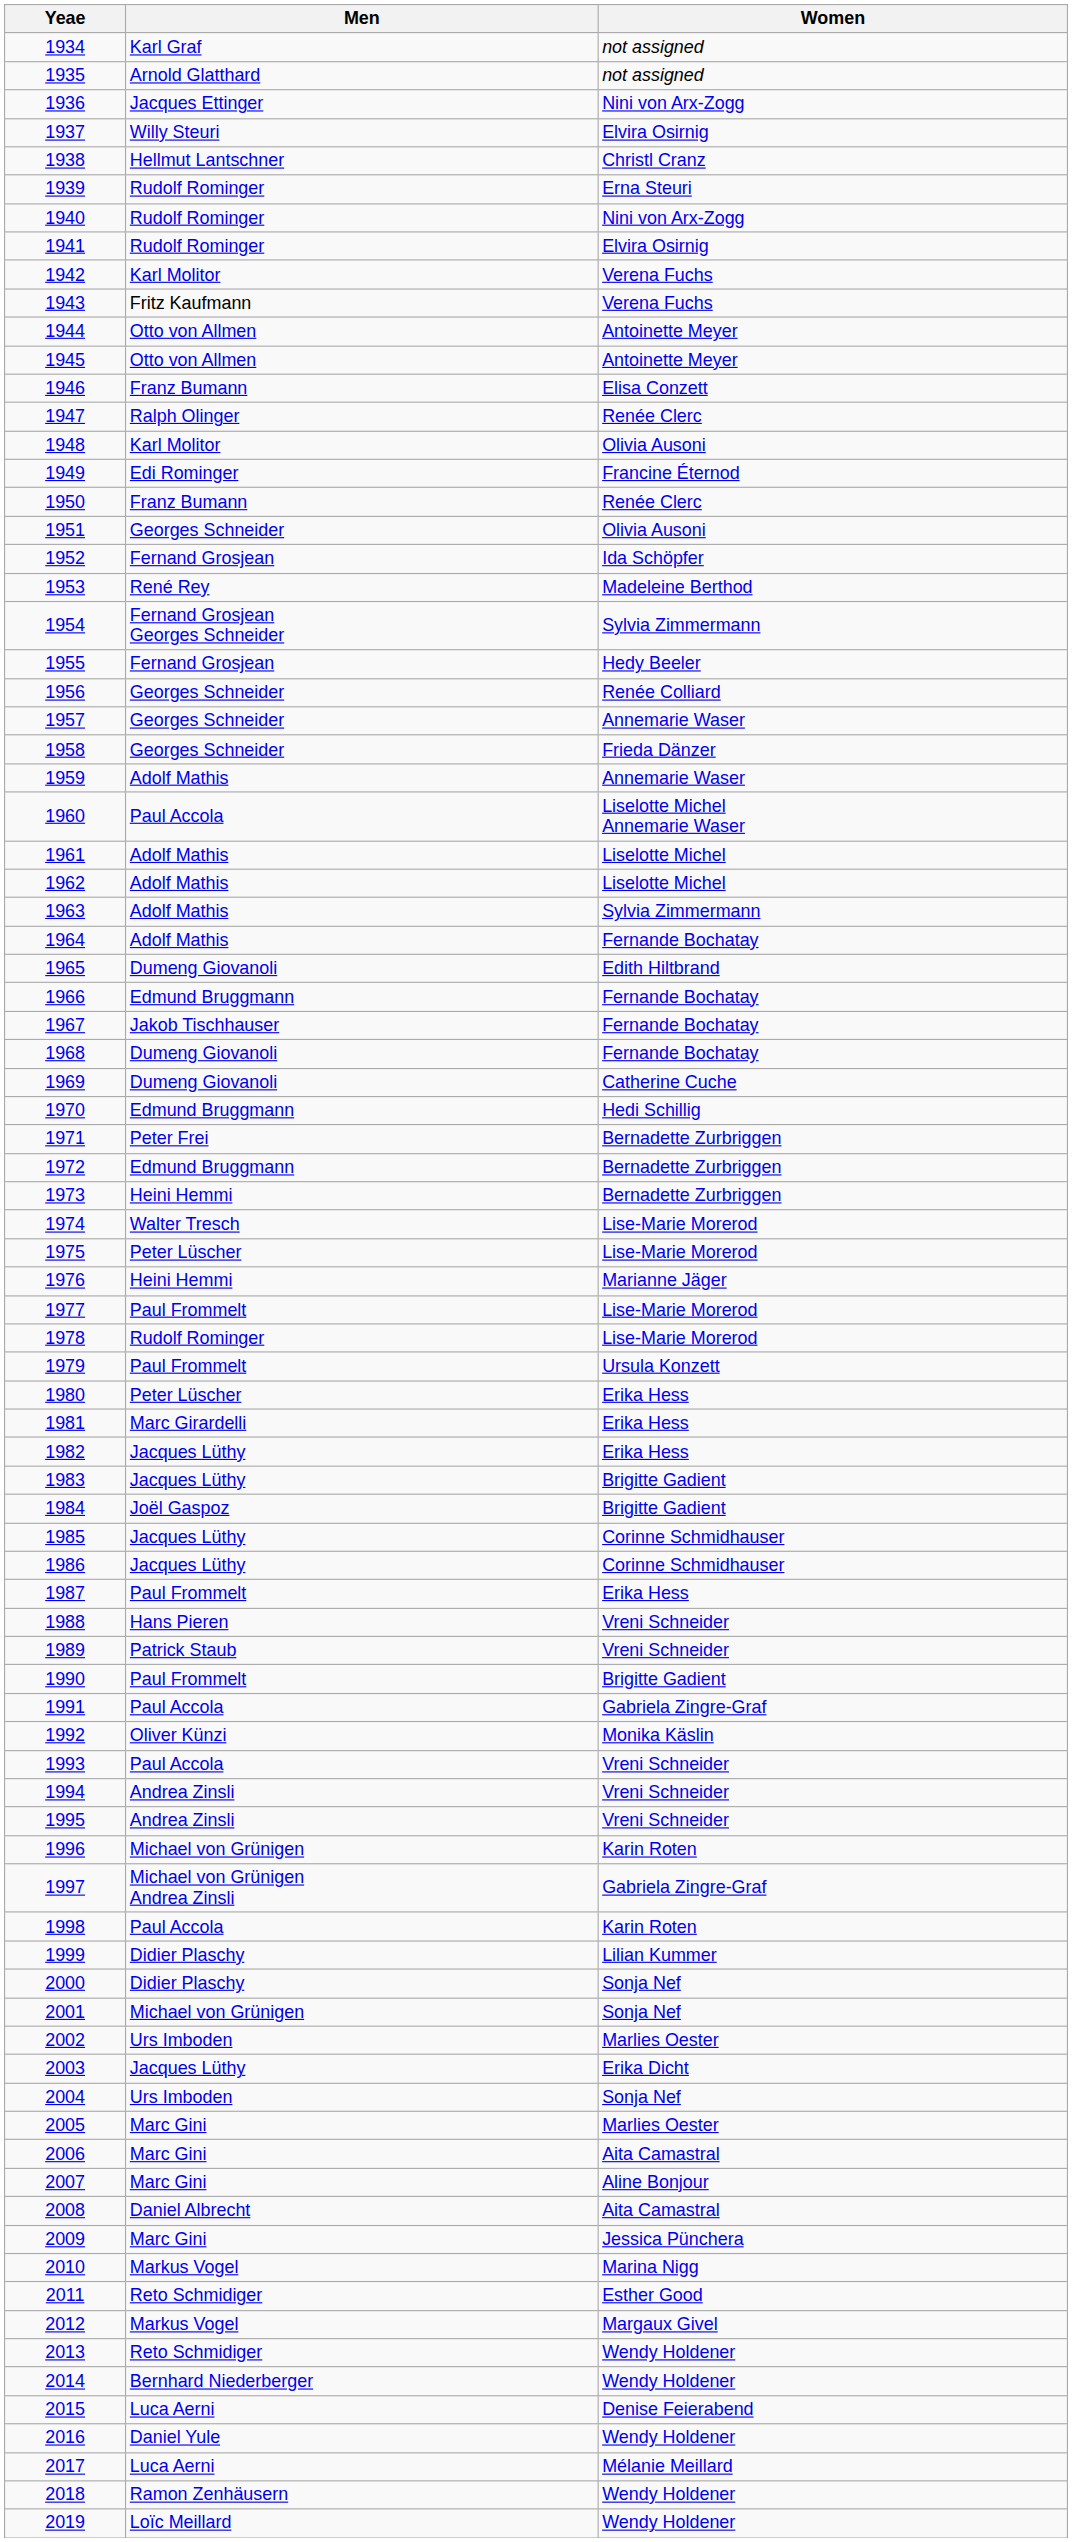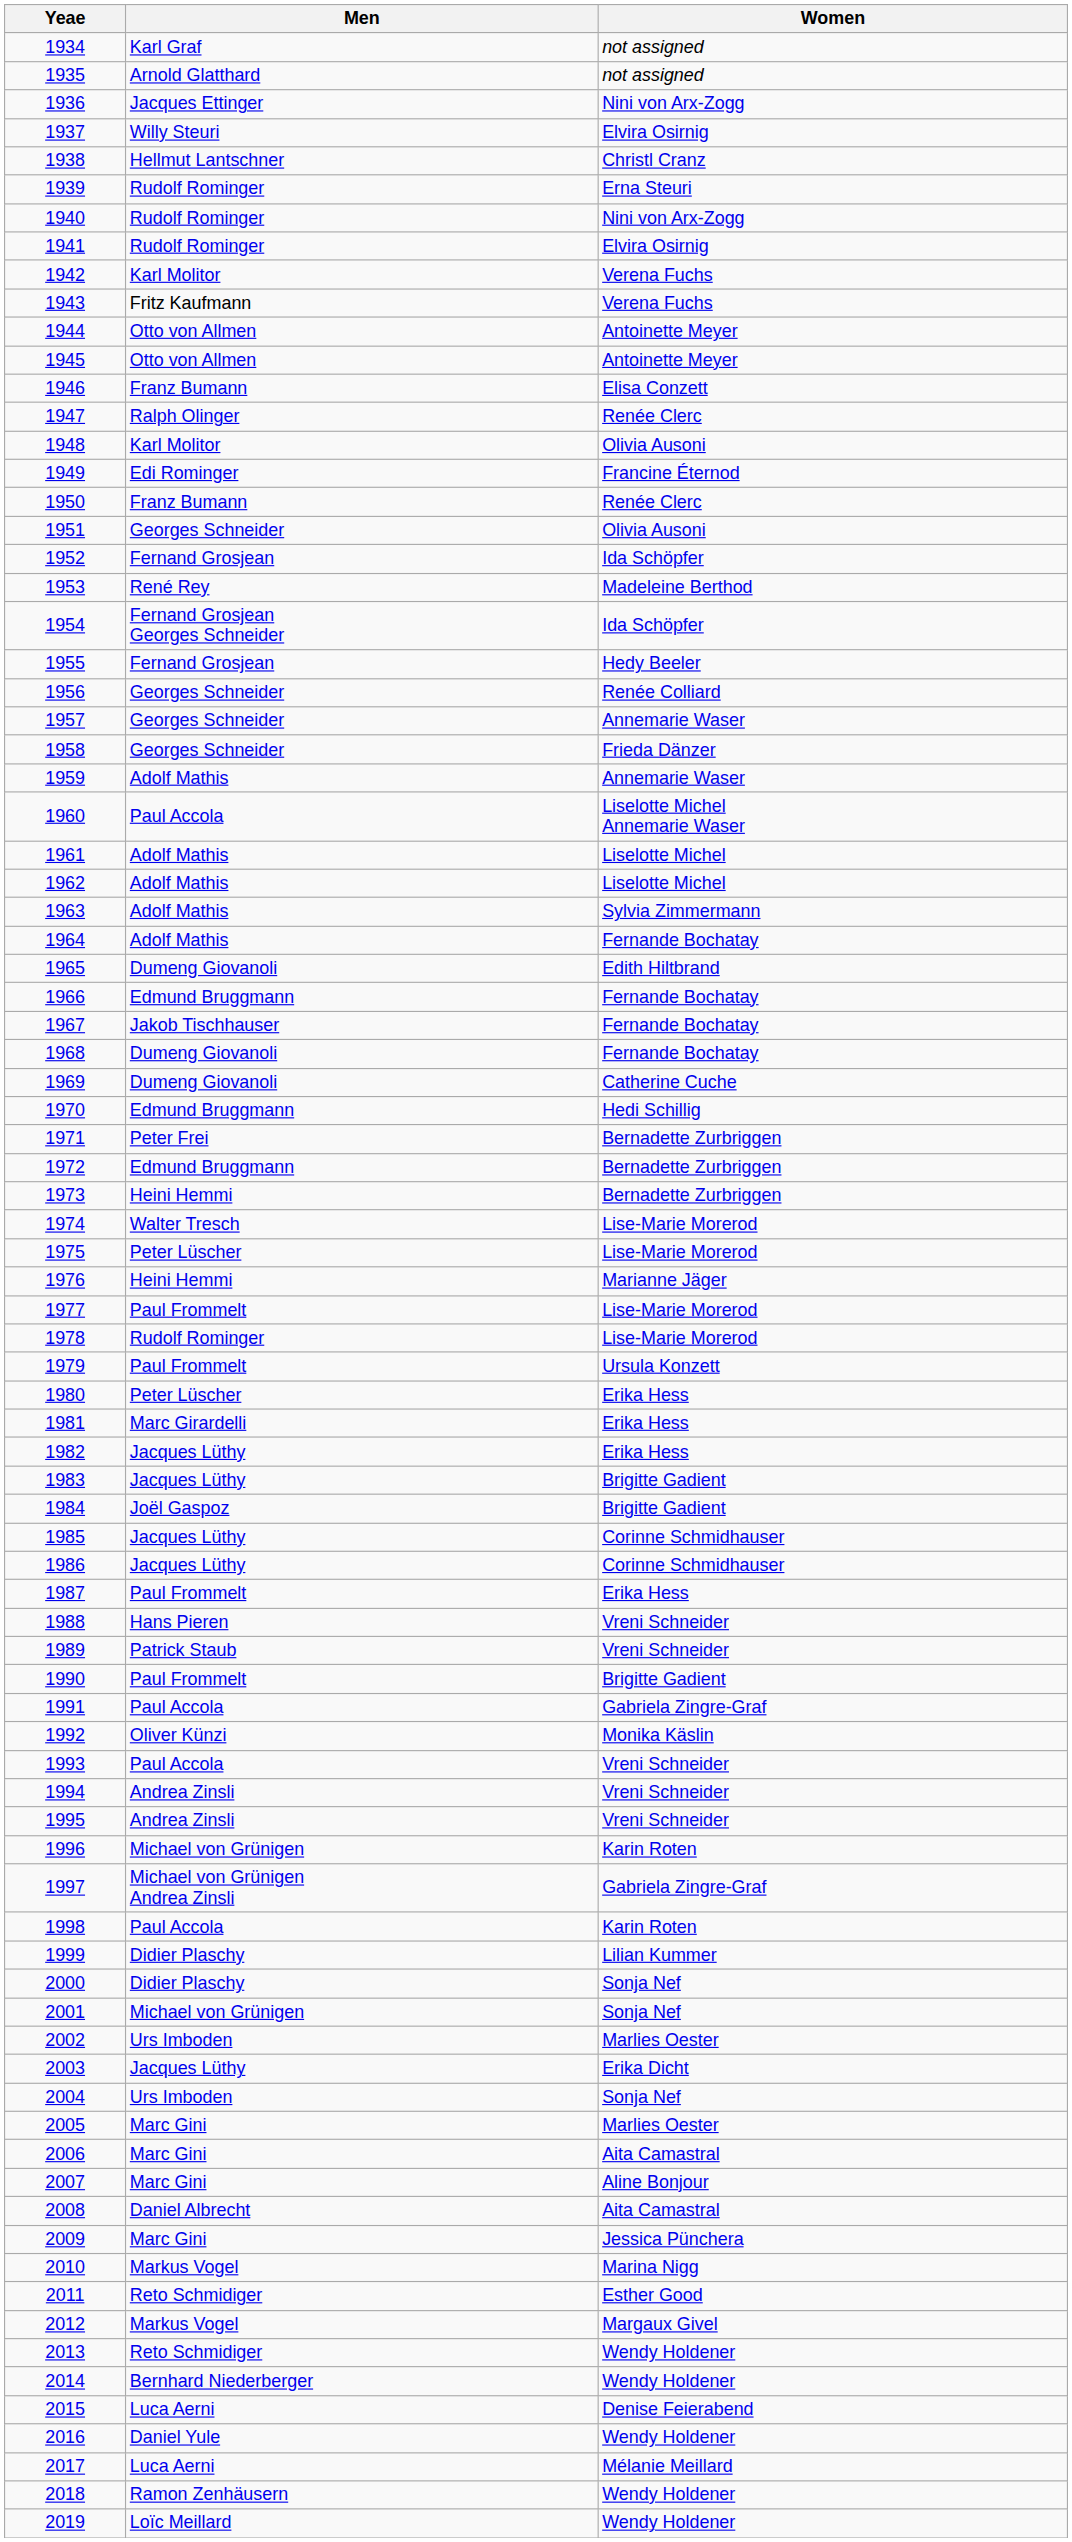(681, 625) Sylvia Zimmermann -> (653, 625) Ida Schöpfer
